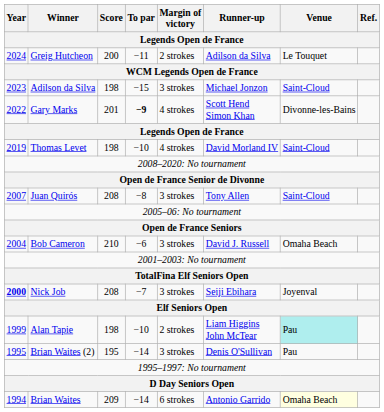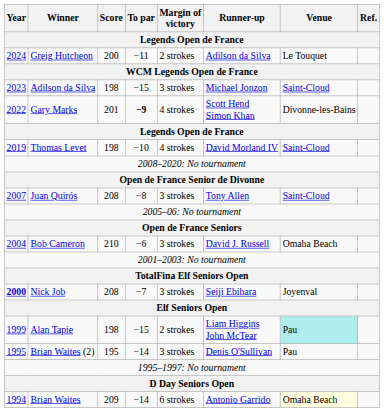(141, 330) −10 -> (141, 330) −15
